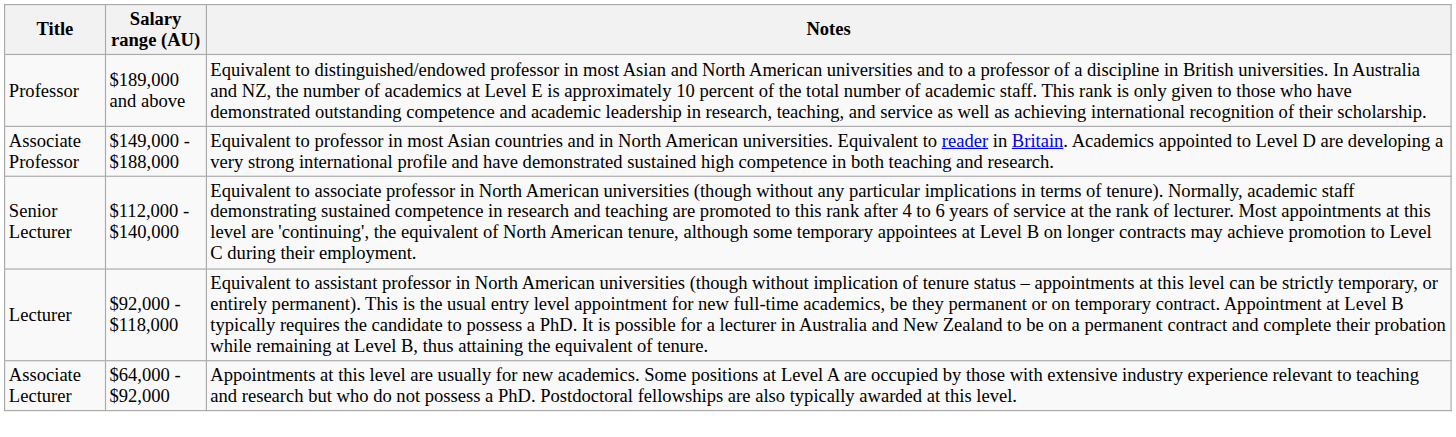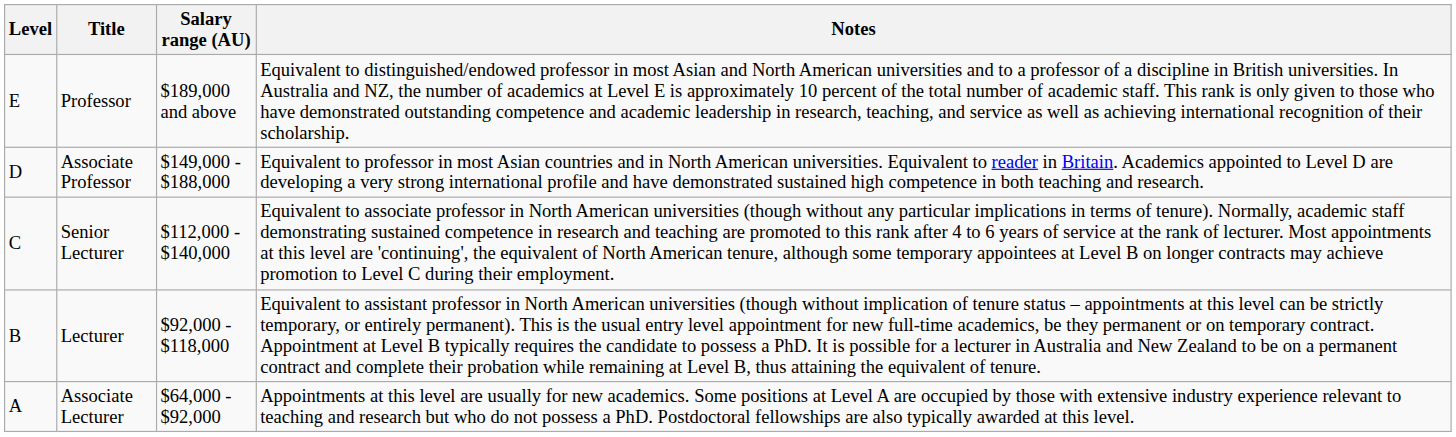+ column: (31, 29)
